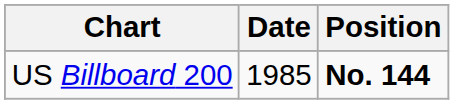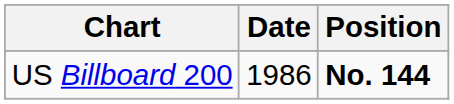(279, 74) 1985 -> (279, 74) 1986
